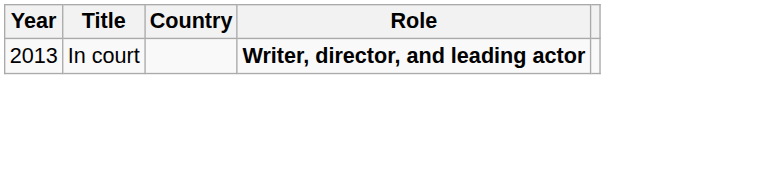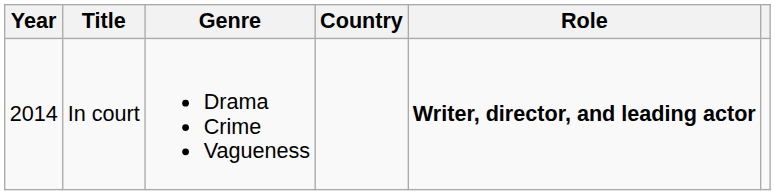+ column: (230, 21)
(34, 55) 2013 -> (34, 113) 2014
